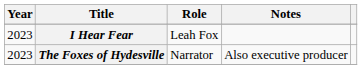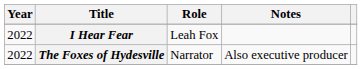(20, 34) 2023 -> (20, 34) 2022
(20, 54) 2023 -> (20, 54) 2022
